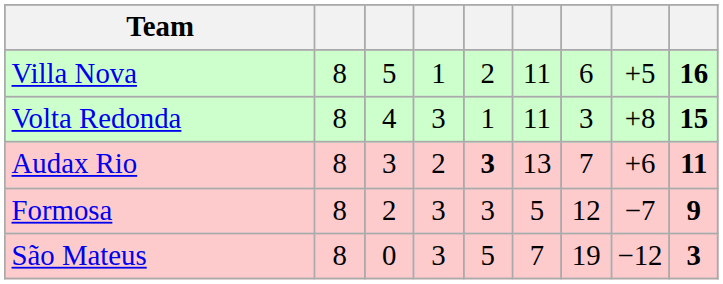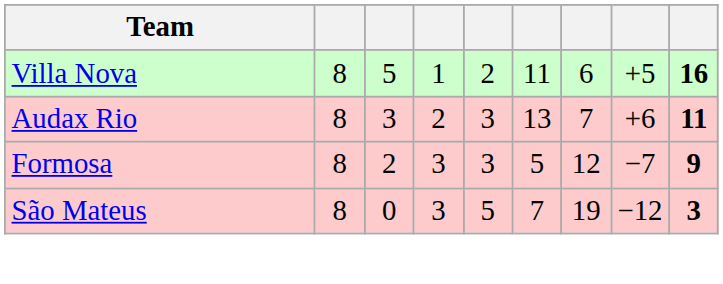- row: (96, 118)
(488, 164) bold -> (488, 118) normal
